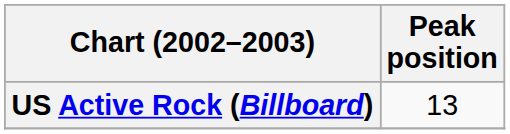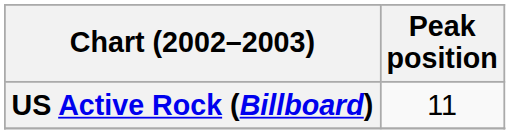(442, 104) 13 -> (442, 104) 11
